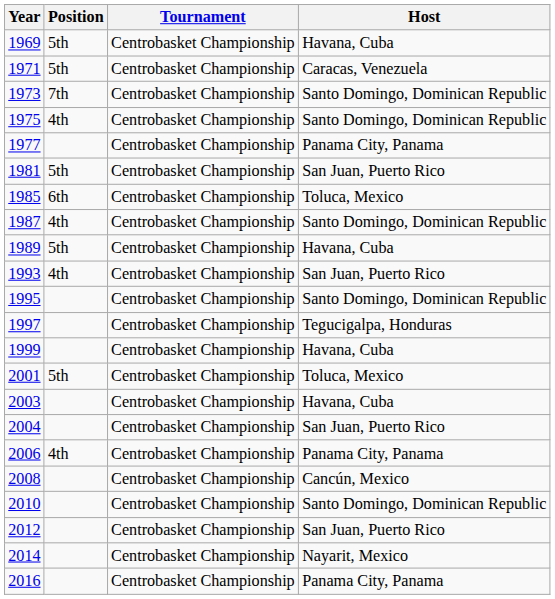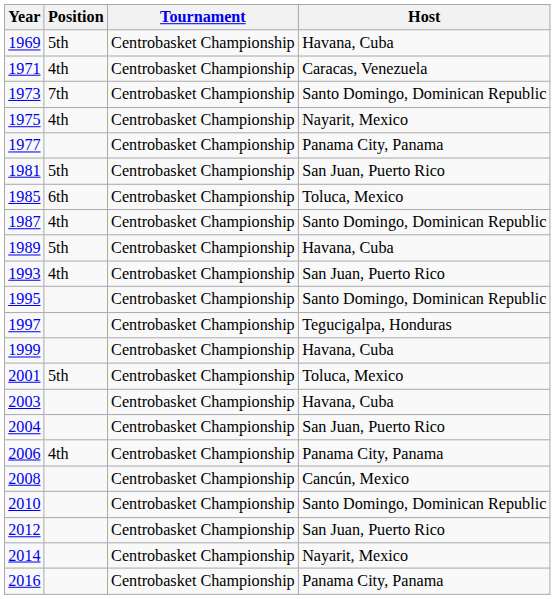(58, 68) 5th -> (58, 68) 4th
(424, 119) Santo Domingo, Dominican Republic -> (355, 119) Nayarit, Mexico
